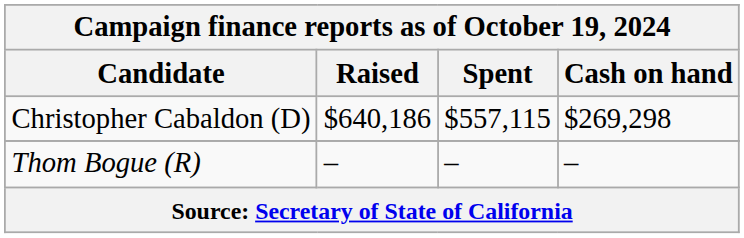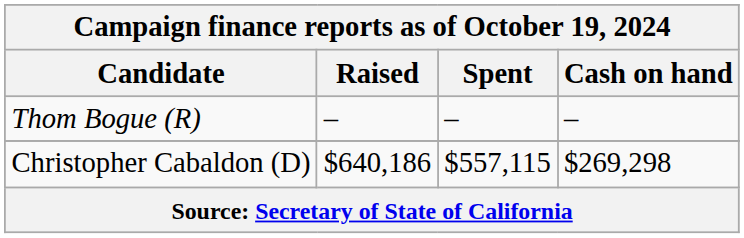rows swapped: (161, 118) <-> (106, 163)
